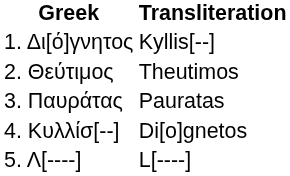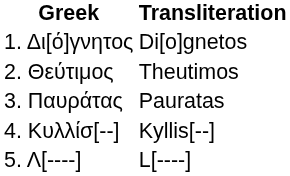(177, 42) Kyllis[--] -> (193, 42) Di[o]gnetos
(193, 130) Di[o]gnetos -> (177, 130) Kyllis[--]
